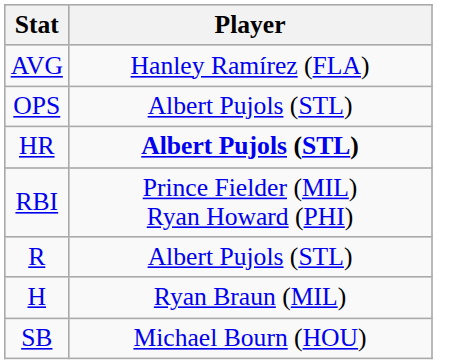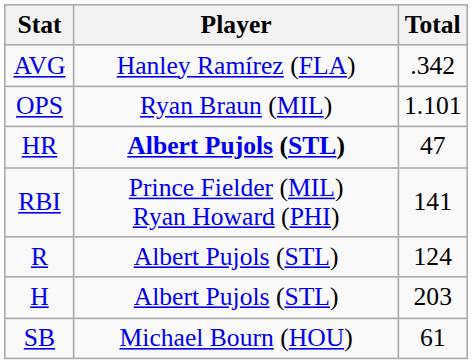+ column: (433, 24)
(250, 106) Albert Pujols (STL) -> (236, 106) Ryan Braun (MIL)
(250, 297) Ryan Braun (MIL) -> (236, 297) Albert Pujols (STL)
